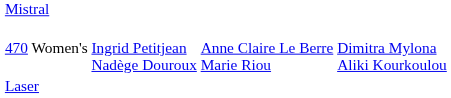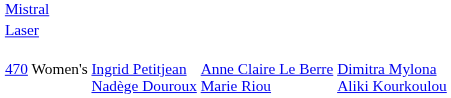rows swapped: (22, 86) <-> (46, 47)
